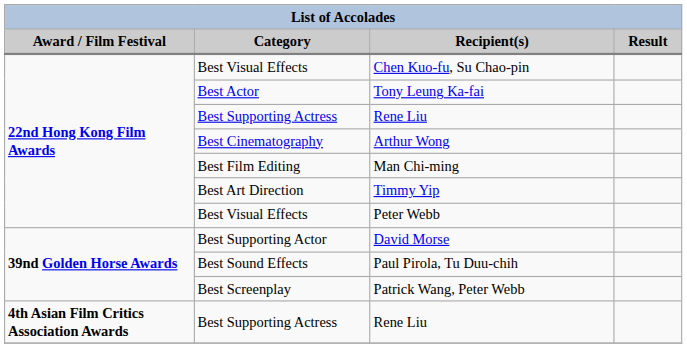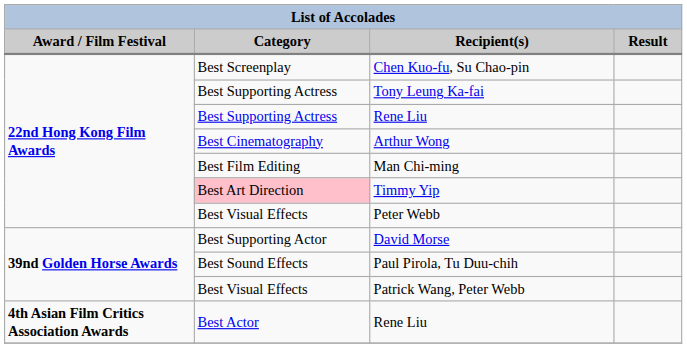(253, 67) Best Visual Effects -> (244, 67) Best Screenplay
(228, 91) Best Actor -> (267, 91) Best Supporting Actress
(250, 190) no background -> (250, 190) pink background
(244, 288) Best Screenplay -> (253, 288) Best Visual Effects
(267, 322) Best Supporting Actress -> (228, 322) Best Actor
